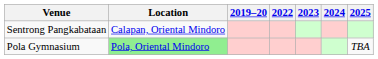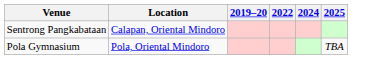- column: (308, 12)
(160, 46) lightgreen background -> (160, 46) no background
